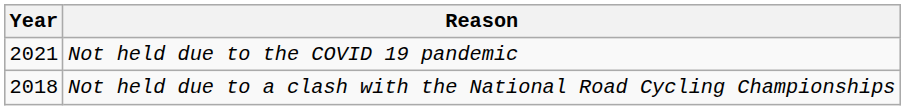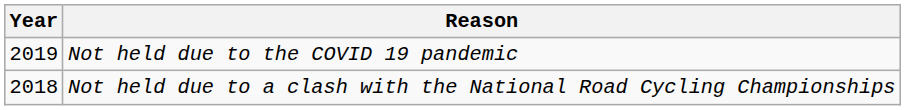(34, 54) 2021 -> (34, 54) 2019
